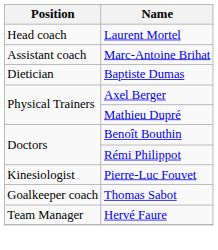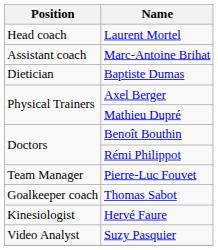(41, 174) Kinesiologist -> (45, 174) Team Manager
(45, 214) Team Manager -> (41, 214) Kinesiologist
+ row: (140, 235)
